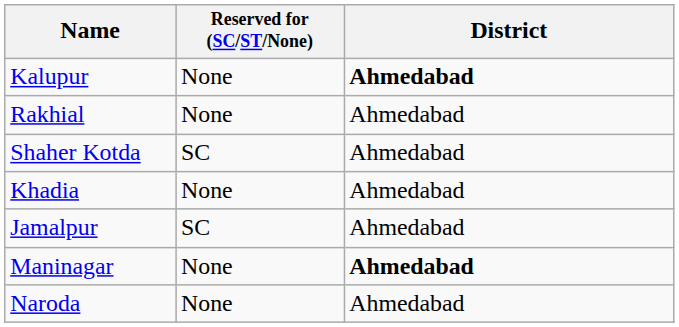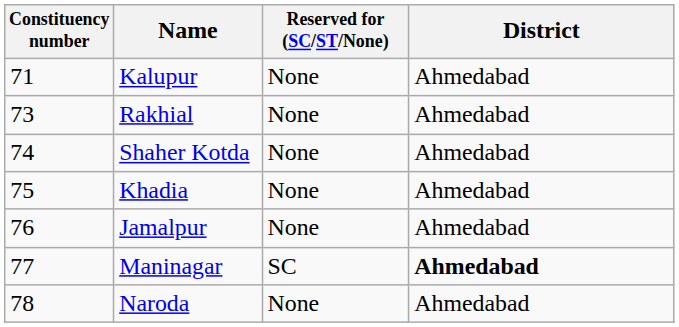+ column: (59, 31)
(412, 76) bold -> (472, 76) normal
(196, 152) SC -> (293, 152) None
(196, 227) SC -> (293, 227) None
(207, 265) None -> (282, 265) SC
